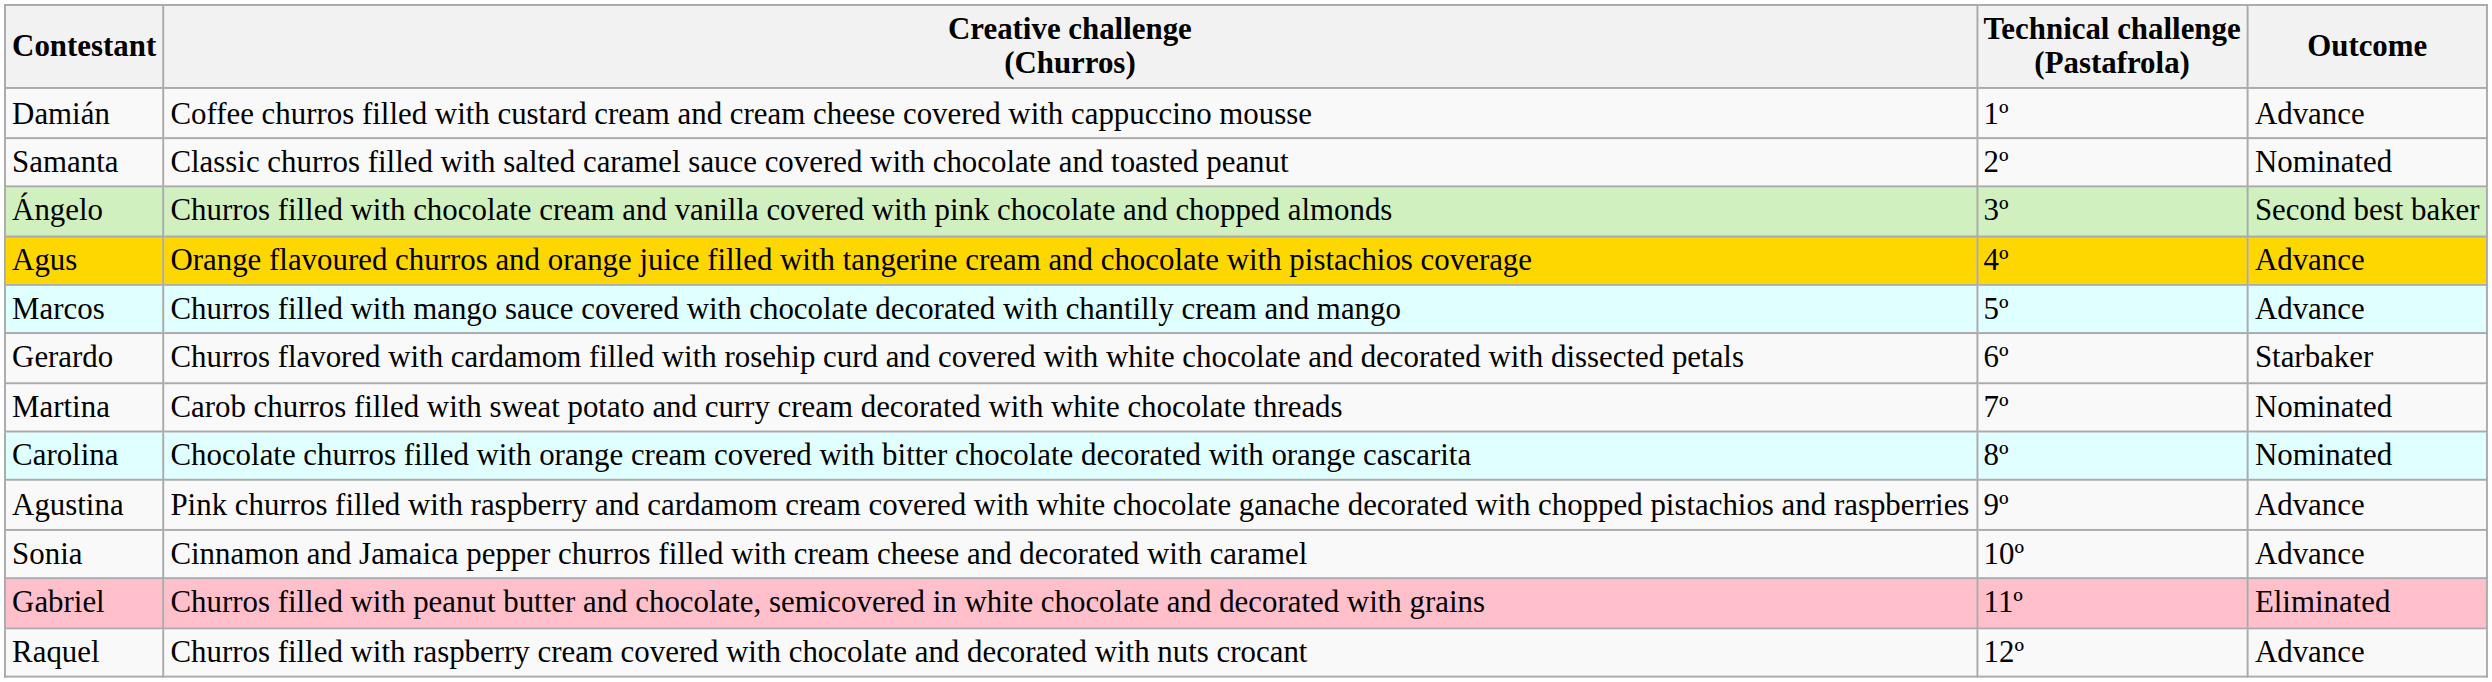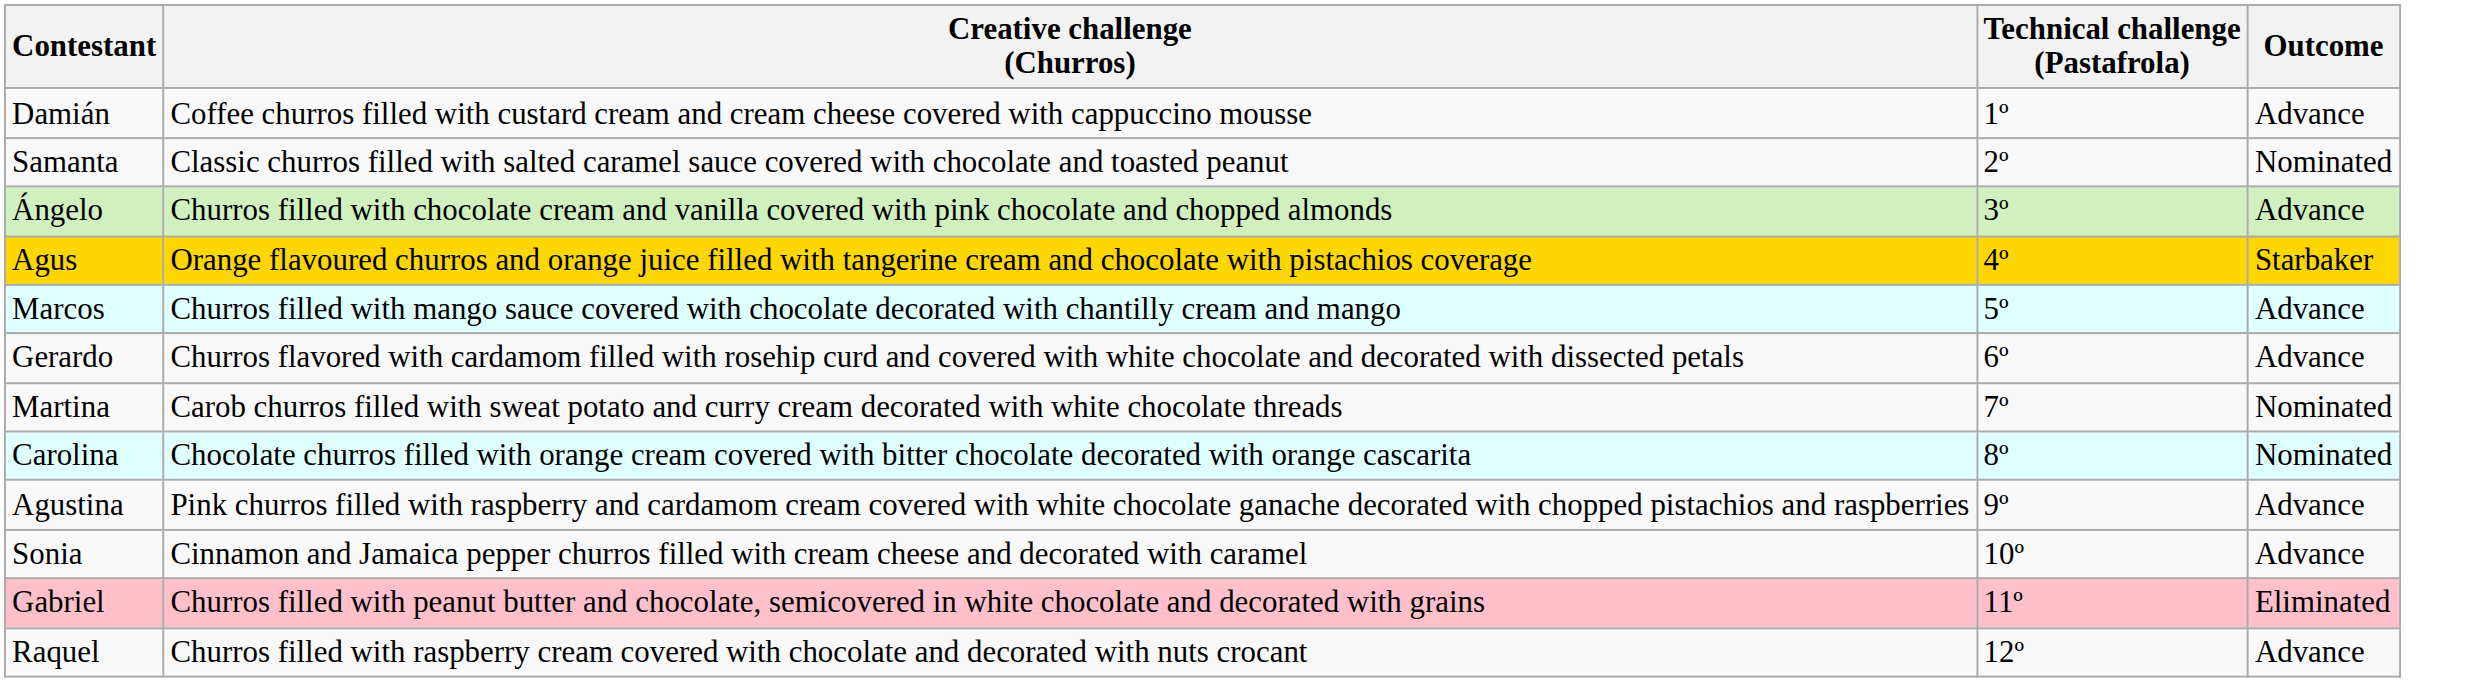(2367, 210) Second best baker -> (2310, 210) Advance
(2310, 259) Advance -> (2314, 259) Starbaker
(2314, 357) Starbaker -> (2310, 357) Advance
